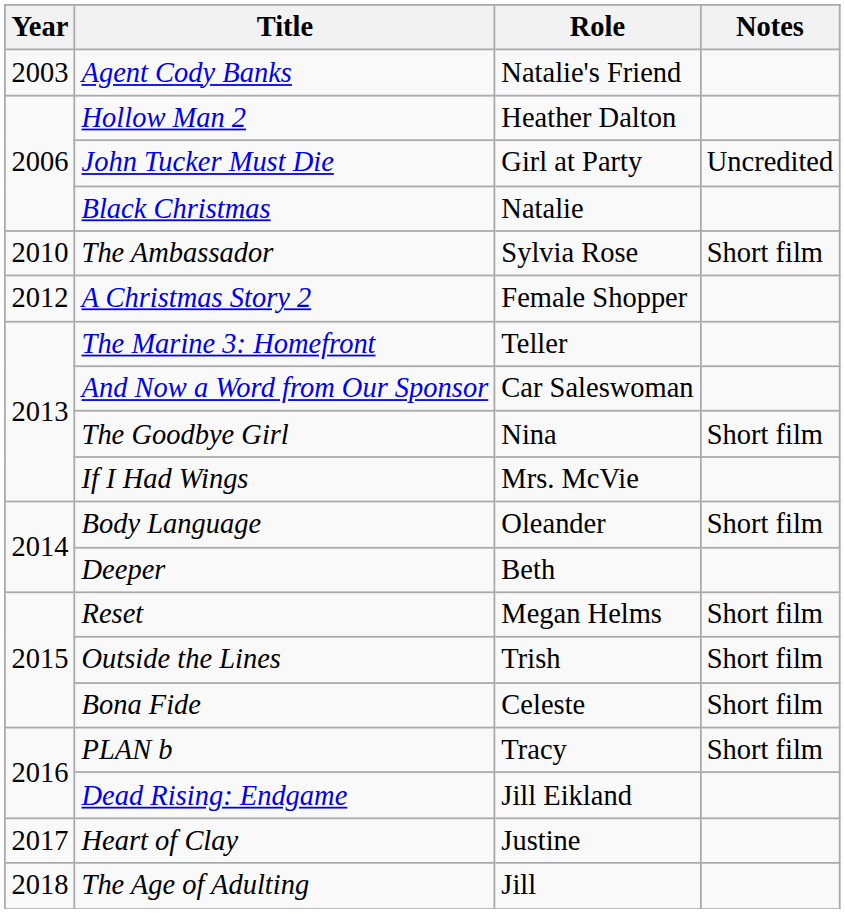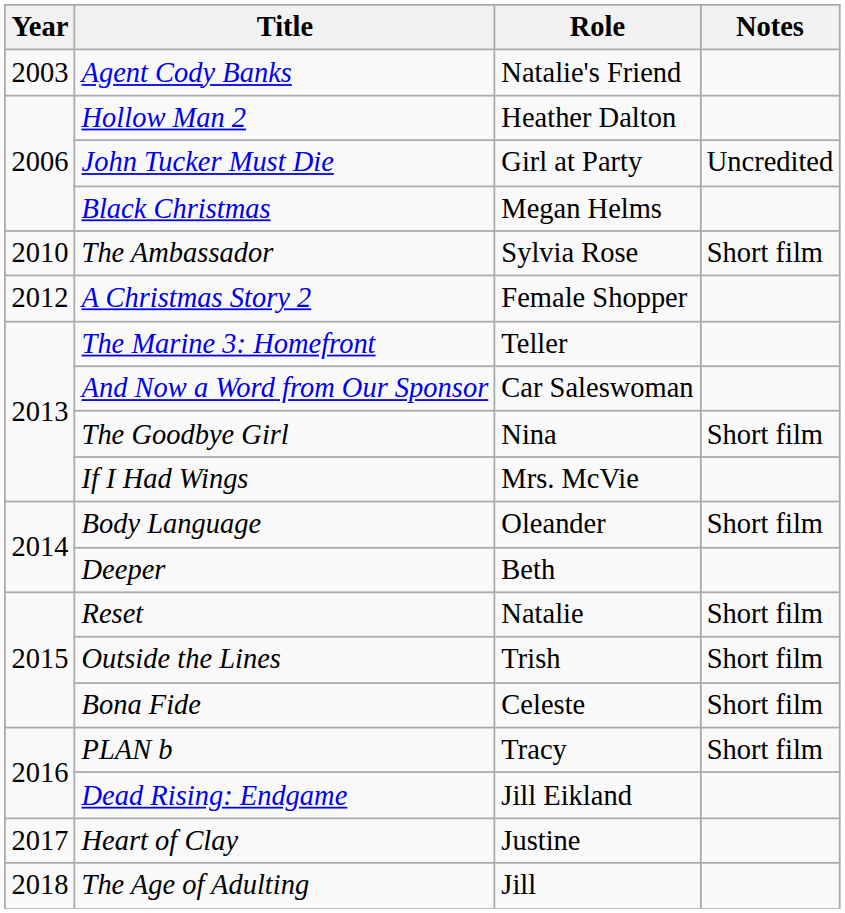(542, 207) Natalie -> (582, 207) Megan Helms
(582, 614) Megan Helms -> (542, 614) Natalie
